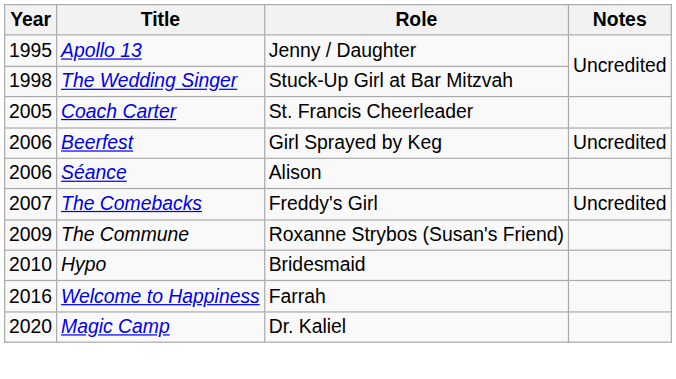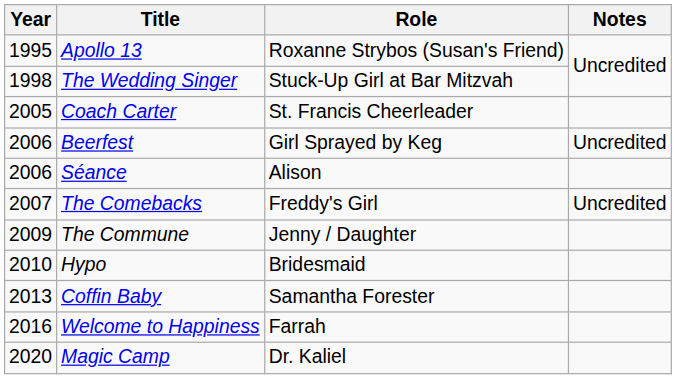(342, 50) Jenny / Daughter -> (416, 50) Roxanne Strybos (Susan's Friend)
(416, 234) Roxanne Strybos (Susan's Friend) -> (342, 234) Jenny / Daughter
+ row: (111, 296)
